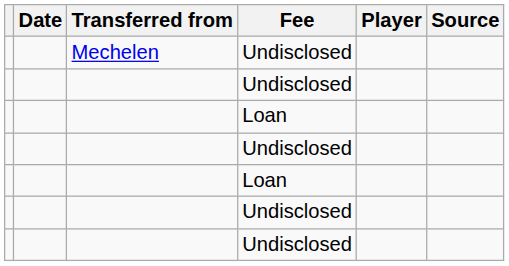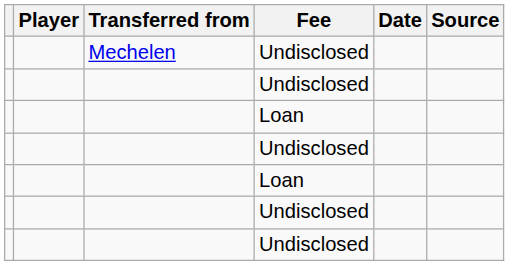columns swapped: (392, 20) <-> (40, 20)
